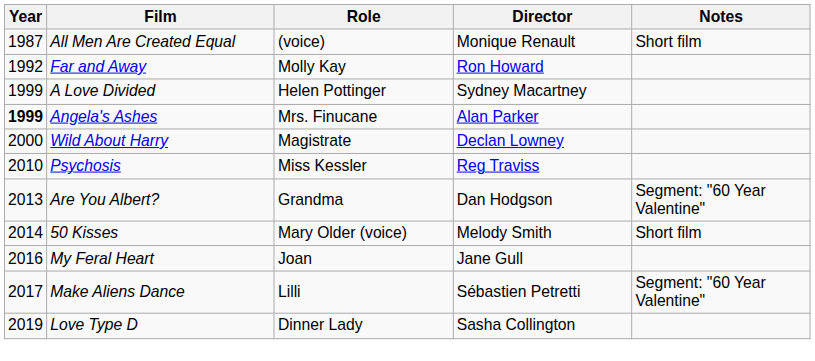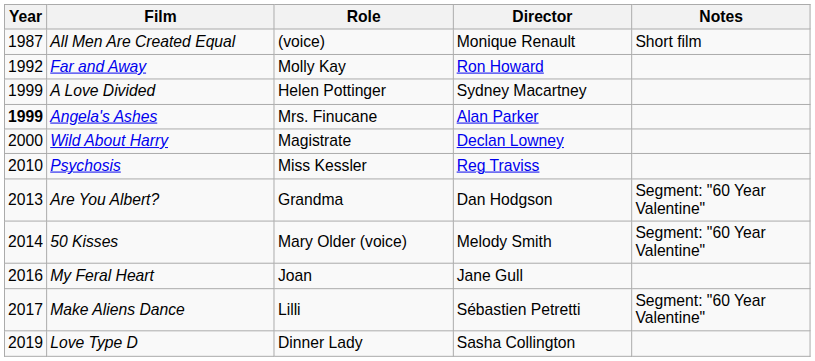(669, 233) Short film -> (701, 242) Segment: "60 Year Valentine"
